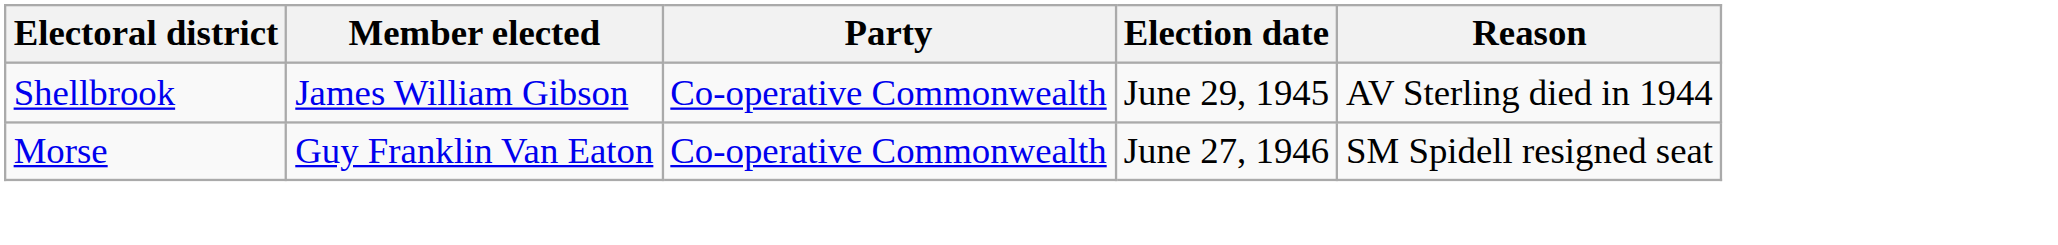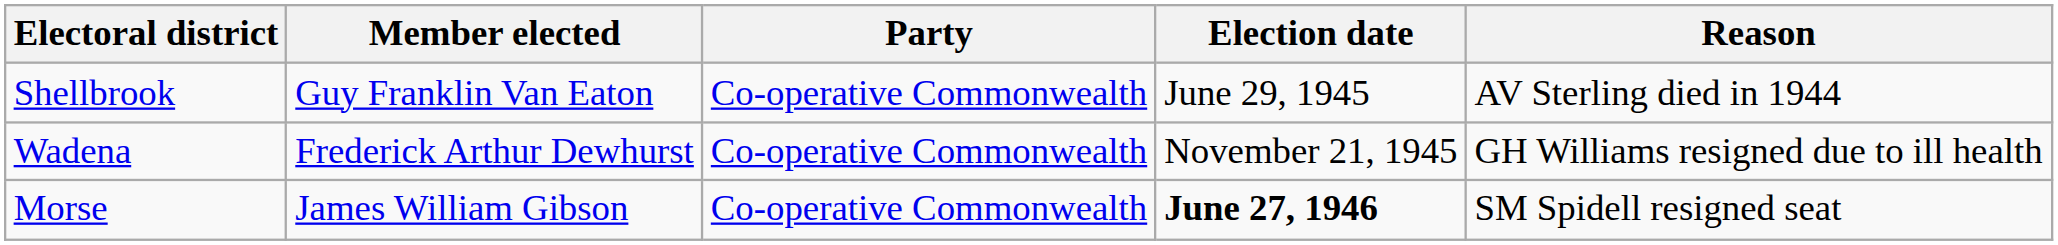(462, 92) James William Gibson -> (474, 92) Guy Franklin Van Eaton
+ row: (72, 150)
(474, 150) Guy Franklin Van Eaton -> (462, 208) James William Gibson
(1226, 150) normal -> (1271, 208) bold
